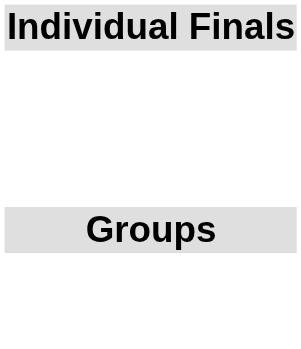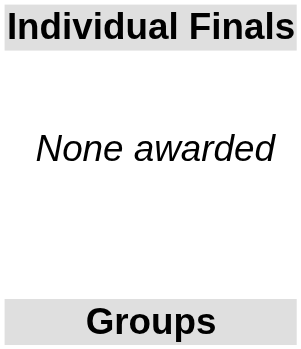+ row: (7, 149)
